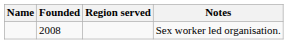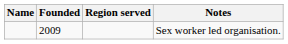(50, 30) 2008 -> (50, 30) 2009
